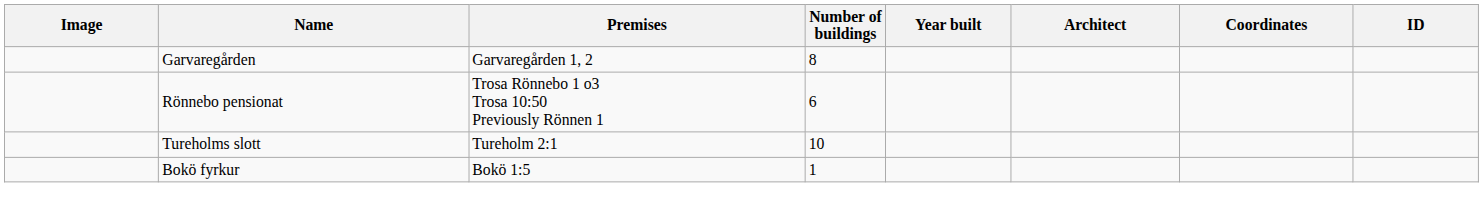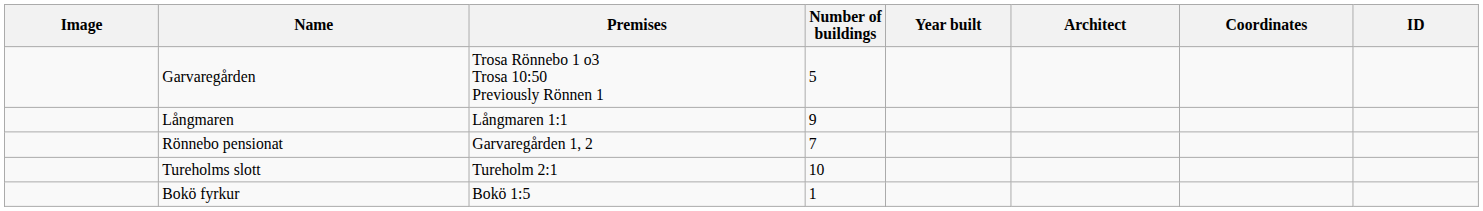(533, 59) Garvaregården 1, 2 -> (538, 77) Trosa Rönnebo 1 o3 Trosa 10:50 Previously Rönnen 1
(813, 59) 8 -> (813, 77) 5
+ row: (198, 119)
(538, 101) Trosa Rönnebo 1 o3 Trosa 10:50 Previously Rönnen 1 -> (533, 144) Garvaregården 1, 2
(813, 101) 6 -> (813, 144) 7
